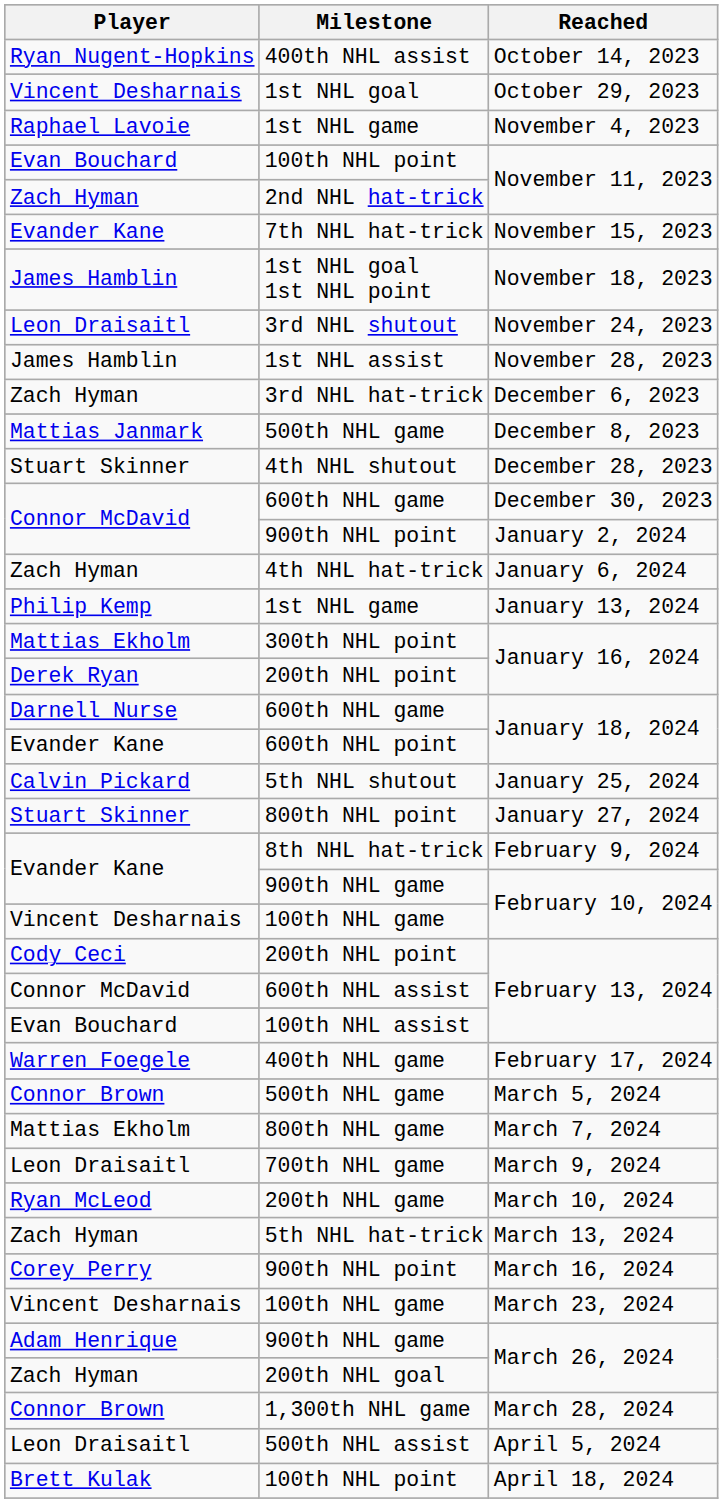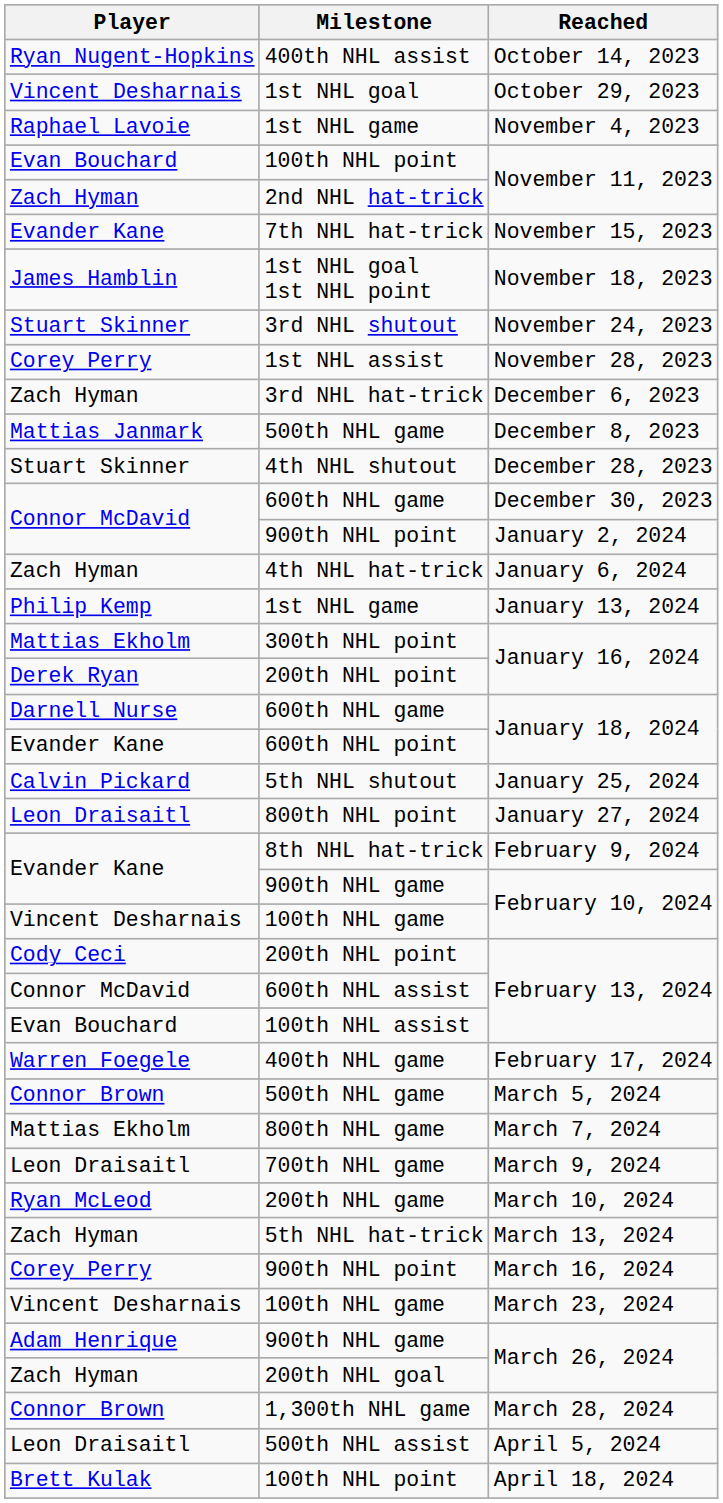(100, 327) Leon Draisaitl -> (100, 327) Stuart Skinner
(94, 362) James Hamblin -> (81, 362) Corey Perry
(100, 816) Stuart Skinner -> (100, 816) Leon Draisaitl
